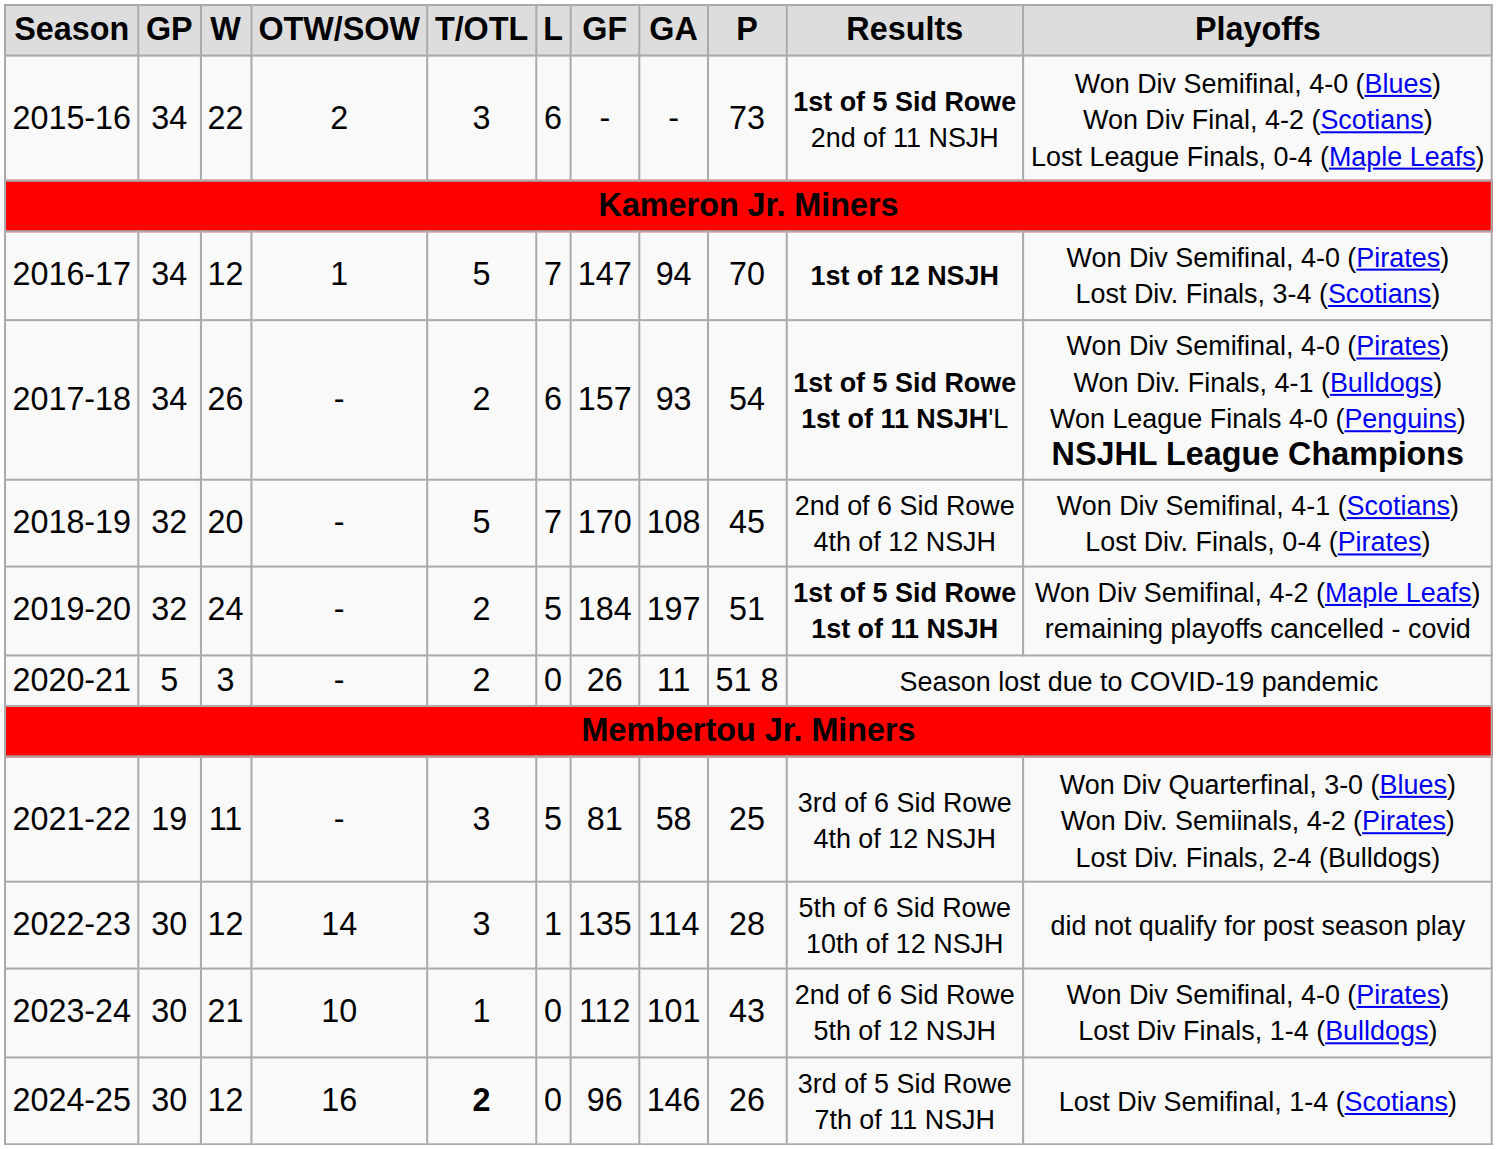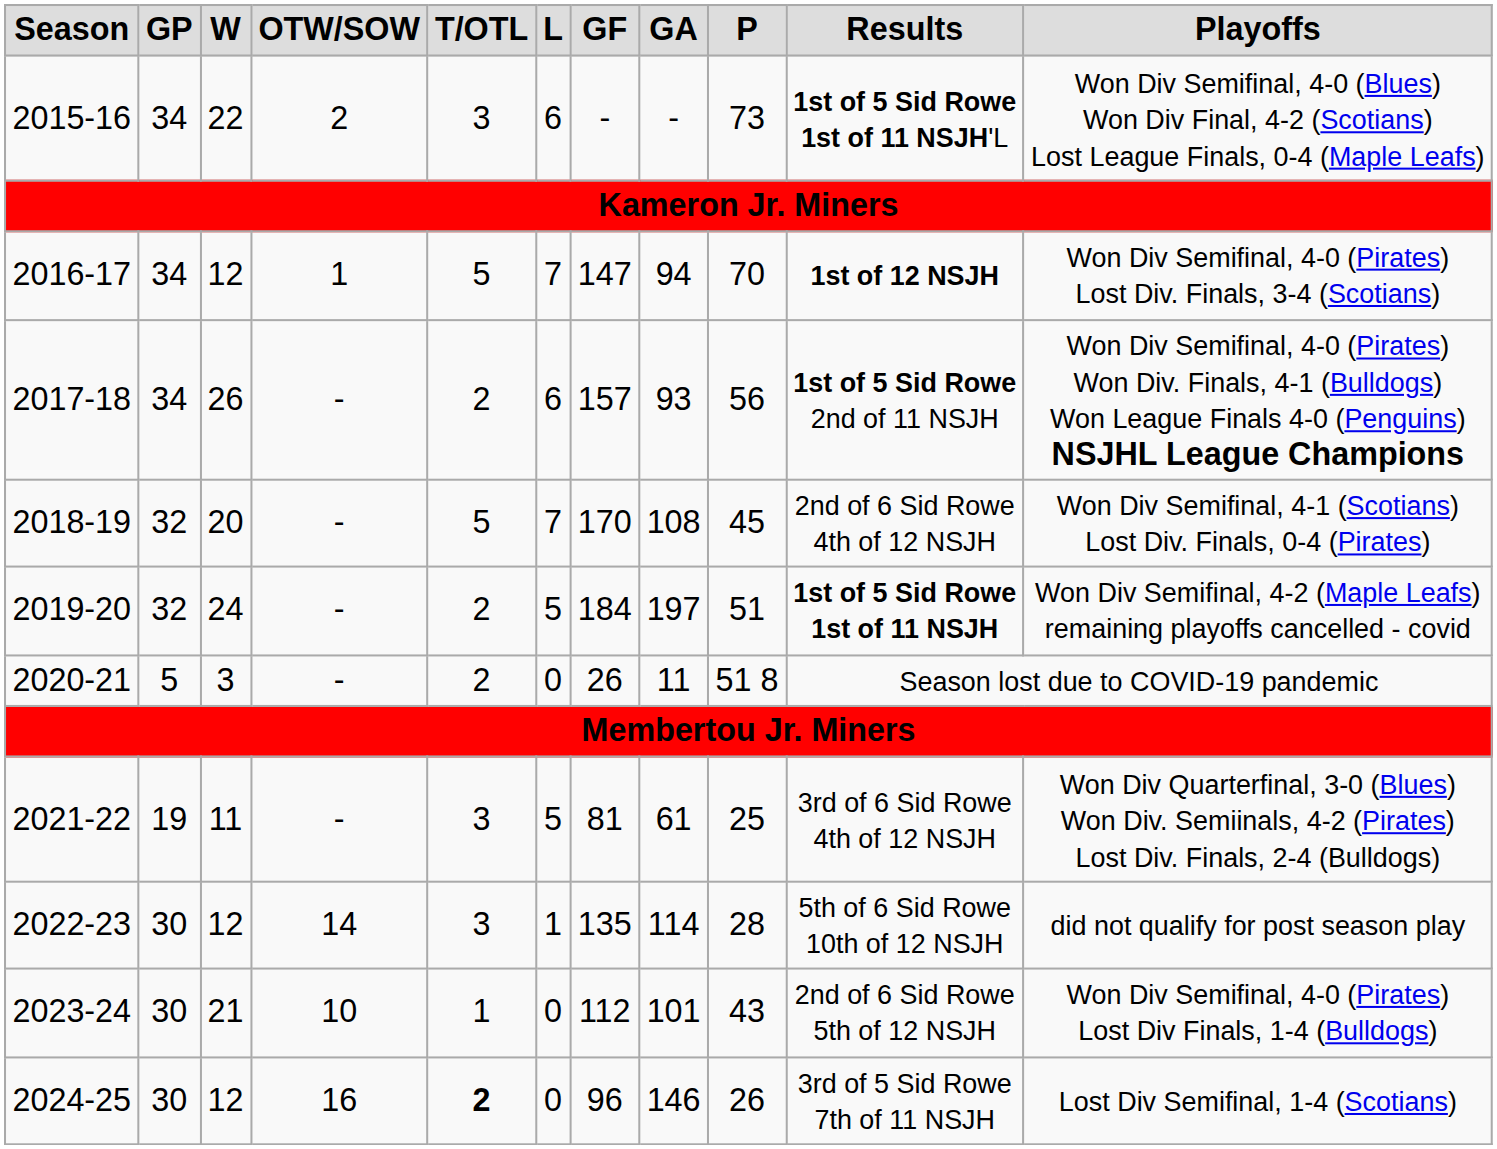(905, 119) 1st of 5 Sid Rowe 2nd of 11 NSJH -> (905, 119) 1st of 5 Sid Rowe 1st of 11 NSJH'L
(747, 398) 54 -> (747, 398) 56
(905, 400) 1st of 5 Sid Rowe 1st of 11 NSJH'L -> (905, 400) 1st of 5 Sid Rowe 2nd of 11 NSJH
(674, 818) 58 -> (674, 818) 61
